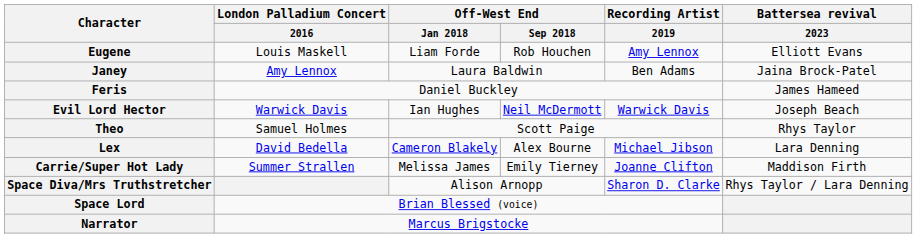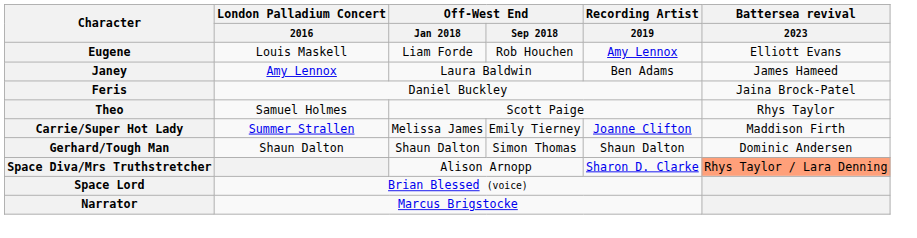(817, 71) Jaina Brock-Patel -> (796, 71) James Hameed
(817, 90) James Hameed -> (796, 90) Jaina Brock-Patel
- row: (109, 109)
- row: (109, 147)
+ row: (109, 147)
(817, 186) no background -> (796, 167) lightsalmon background
